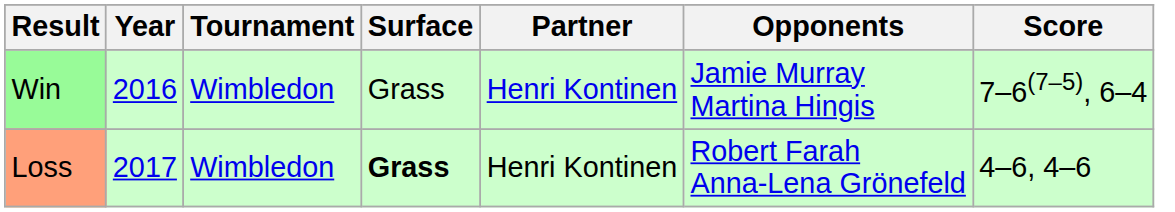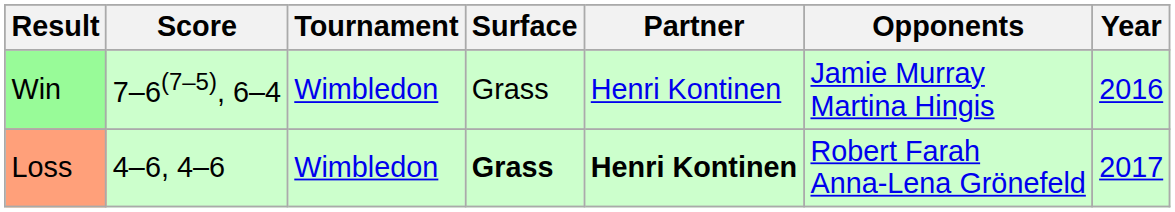columns swapped: (145, 27) <-> (1063, 27)
(582, 167) normal -> (694, 167) bold
